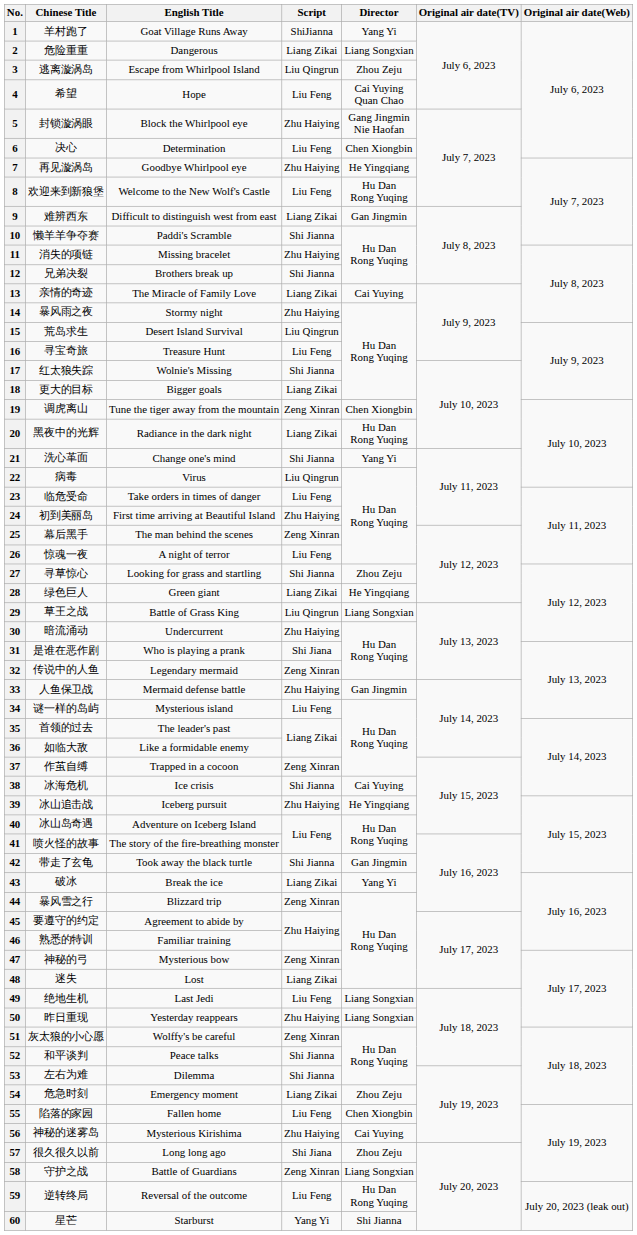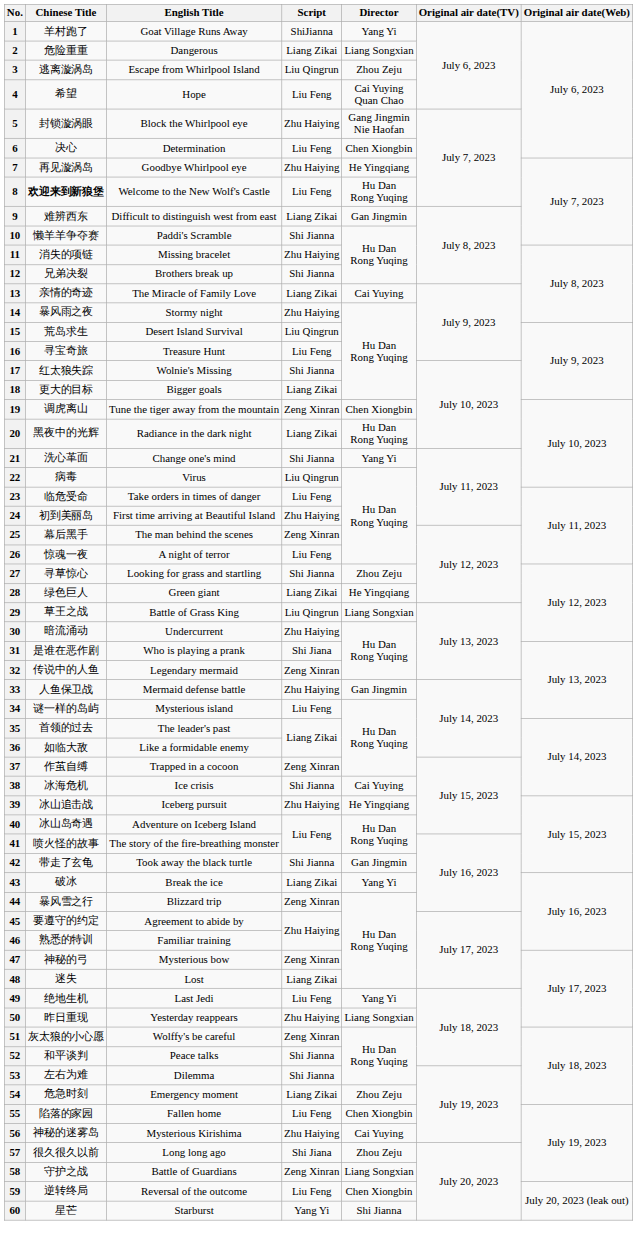(66, 191) normal -> (66, 191) bold
(379, 998) Liang Songxian -> (379, 998) Yang Yi
(379, 1196) Hu Dan Rong Yuqing -> (379, 1191) Chen Xiongbin
